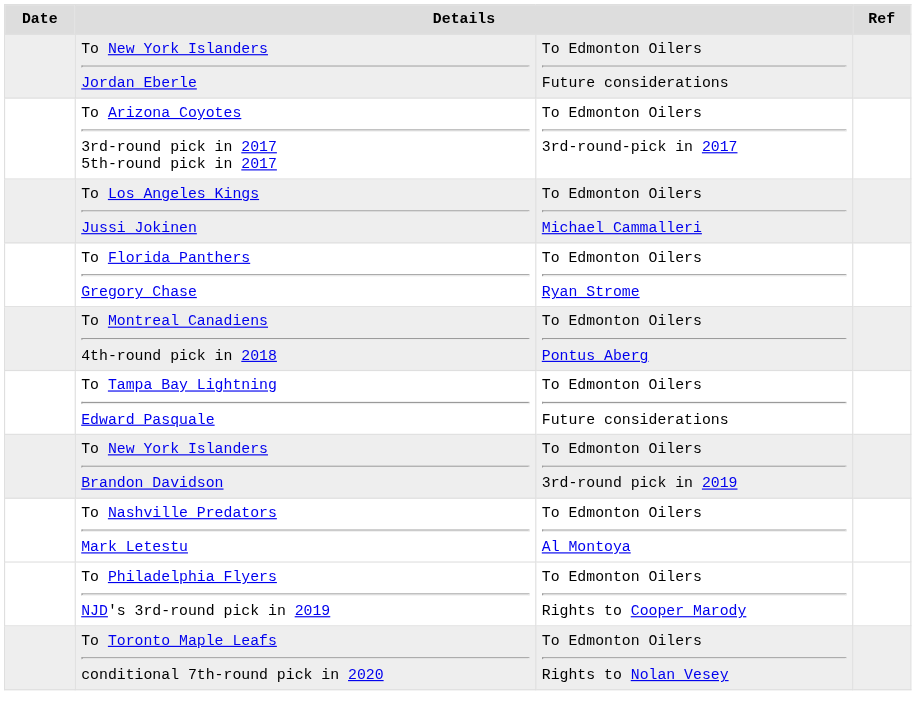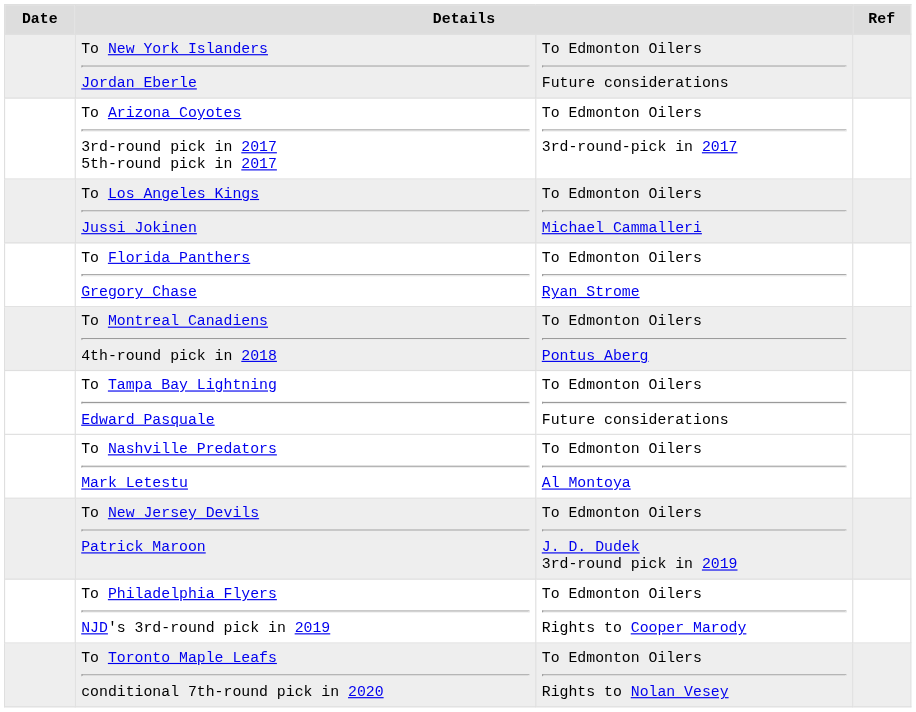- row: (305, 466)
+ row: (305, 530)
